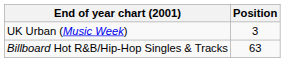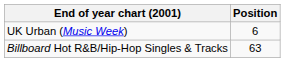(255, 31) 3 -> (255, 31) 6
